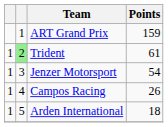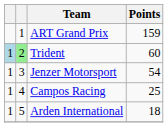(10, 52) no background -> (10, 52) lightblue background
(154, 52) 61 -> (154, 52) 60
(154, 91) 26 -> (154, 91) 25
